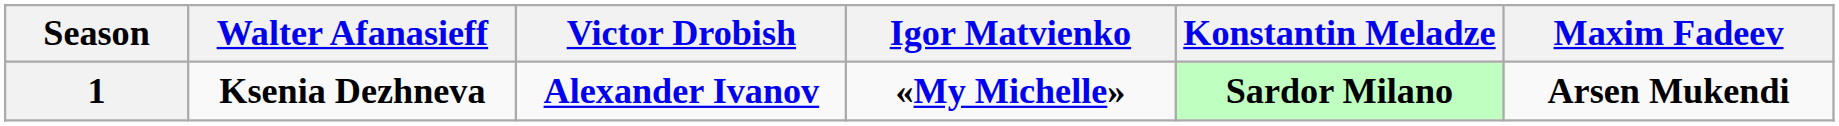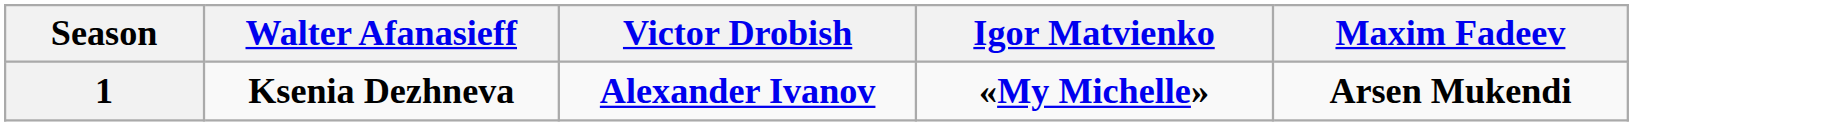- column: (1339, 33)
